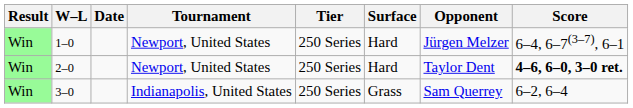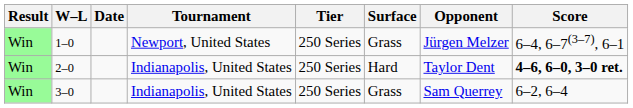(383, 41) Hard -> (385, 41) Grass
(201, 67) Newport, United States -> (211, 67) Indianapolis, United States
